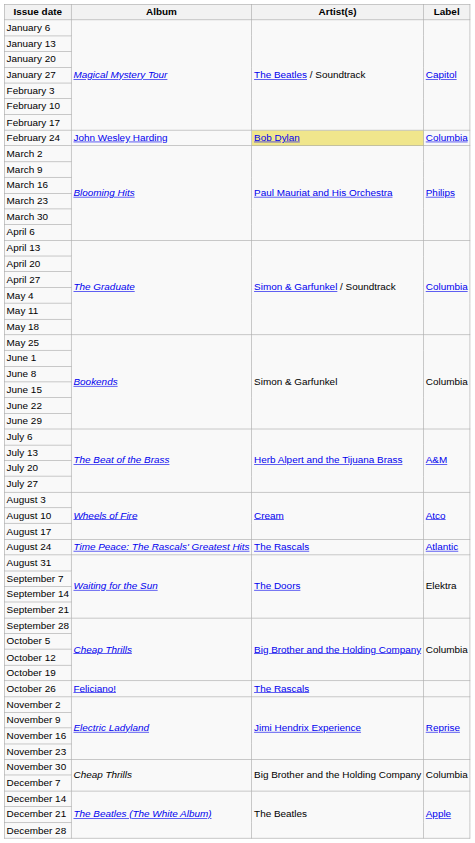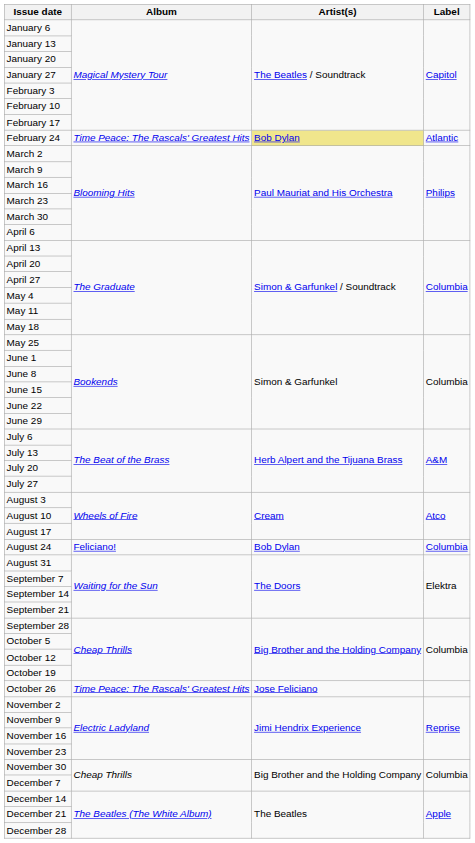(121, 138) John Wesley Harding -> (161, 138) Time Peace: The Rascals' Greatest Hits
(447, 138) Columbia -> (442, 138) Atlantic
(161, 547) Time Peace: The Rascals' Greatest Hits -> (95, 547) Feliciano!
(282, 547) The Rascals -> (277, 547) Bob Dylan
(442, 547) Atlantic -> (447, 547) Columbia
(95, 688) Feliciano! -> (161, 688) Time Peace: The Rascals' Greatest Hits
(282, 688) The Rascals -> (286, 688) Jose Feliciano
